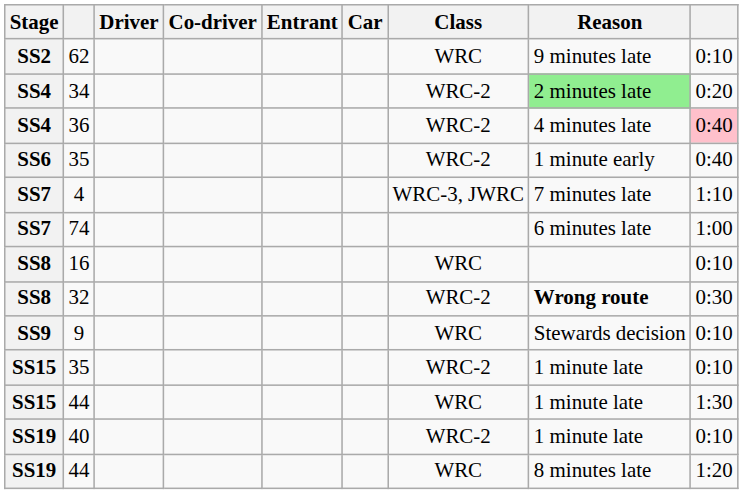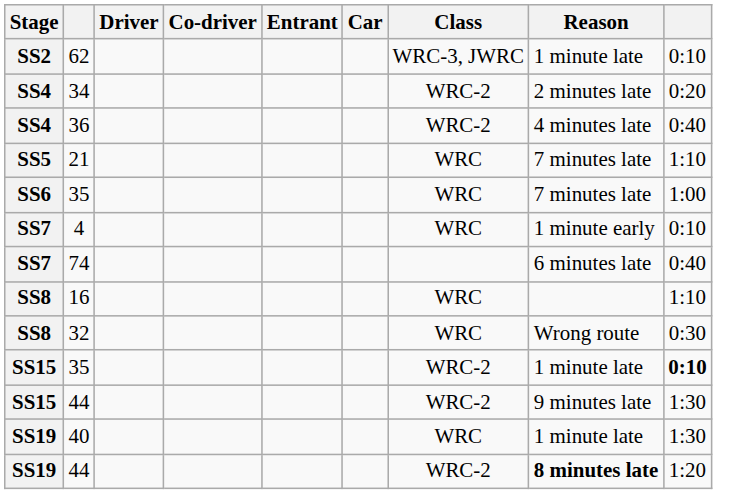(458, 55) WRC -> (458, 55) WRC-3, JWRC
(593, 55) 9 minutes late -> (589, 55) 1 minute late
(593, 90) lightgreen background -> (593, 90) no background
(714, 125) pink background -> (687, 125) no background
+ row: (34, 159)
(458, 159) WRC-2 -> (458, 194) WRC
(594, 159) 1 minute early -> (593, 194) 7 minutes late
(714, 159) 0:40 -> (687, 194) 1:00
(458, 194) WRC-3, JWRC -> (458, 228) WRC
(593, 194) 7 minutes late -> (594, 228) 1 minute early
(714, 194) 1:10 -> (687, 228) 0:10
(714, 228) 1:00 -> (687, 263) 0:40
(714, 263) 0:10 -> (687, 297) 1:10
(458, 297) WRC-2 -> (458, 332) WRC
(591, 297) bold -> (587, 332) normal
- row: (34, 332)
(714, 366) normal -> (687, 366) bold
(458, 401) WRC -> (458, 401) WRC-2
(589, 401) 1 minute late -> (593, 401) 9 minutes late
(458, 436) WRC-2 -> (458, 436) WRC
(714, 436) 0:10 -> (687, 436) 1:30
(458, 470) WRC -> (458, 470) WRC-2
(593, 470) normal -> (596, 470) bold
